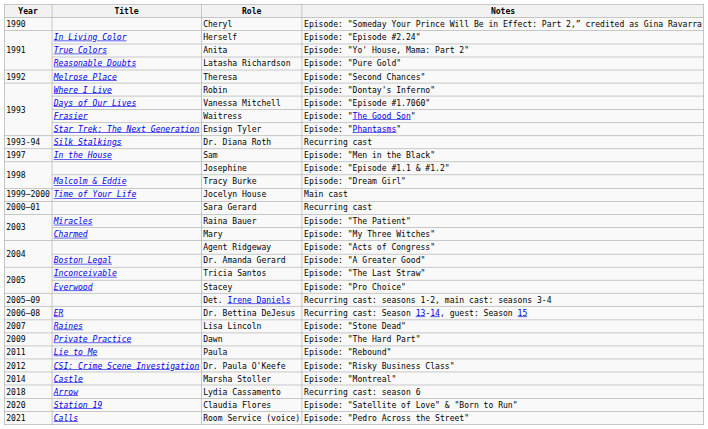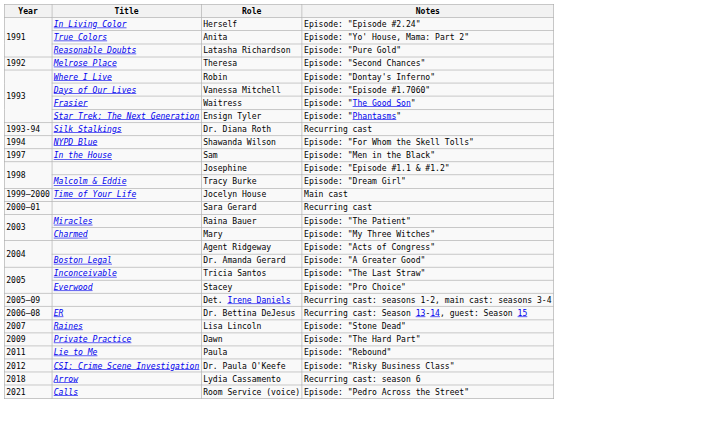- row: (218, 24)
+ row: (240, 142)
- row: (237, 379)
- row: (237, 405)
